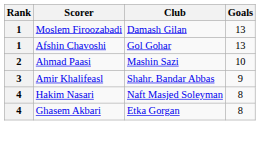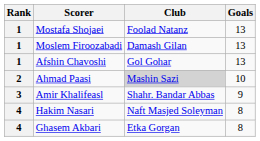+ row: (70, 29)
(153, 62) no background -> (153, 78) lightgrey background
